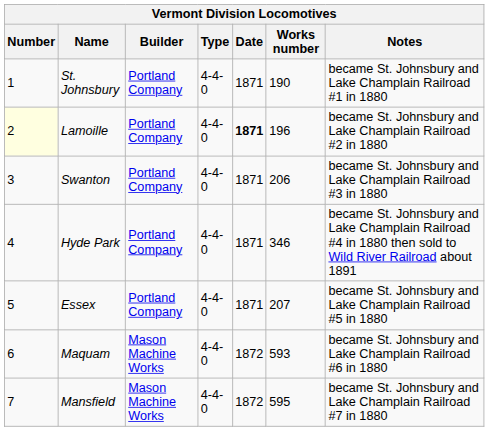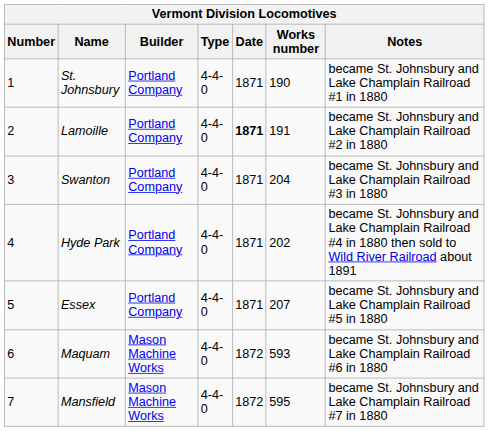(11, 131) lightyellow background -> (11, 131) no background
(280, 131) 196 -> (280, 131) 191
(280, 180) 206 -> (280, 180) 204
(280, 242) 346 -> (280, 242) 202
